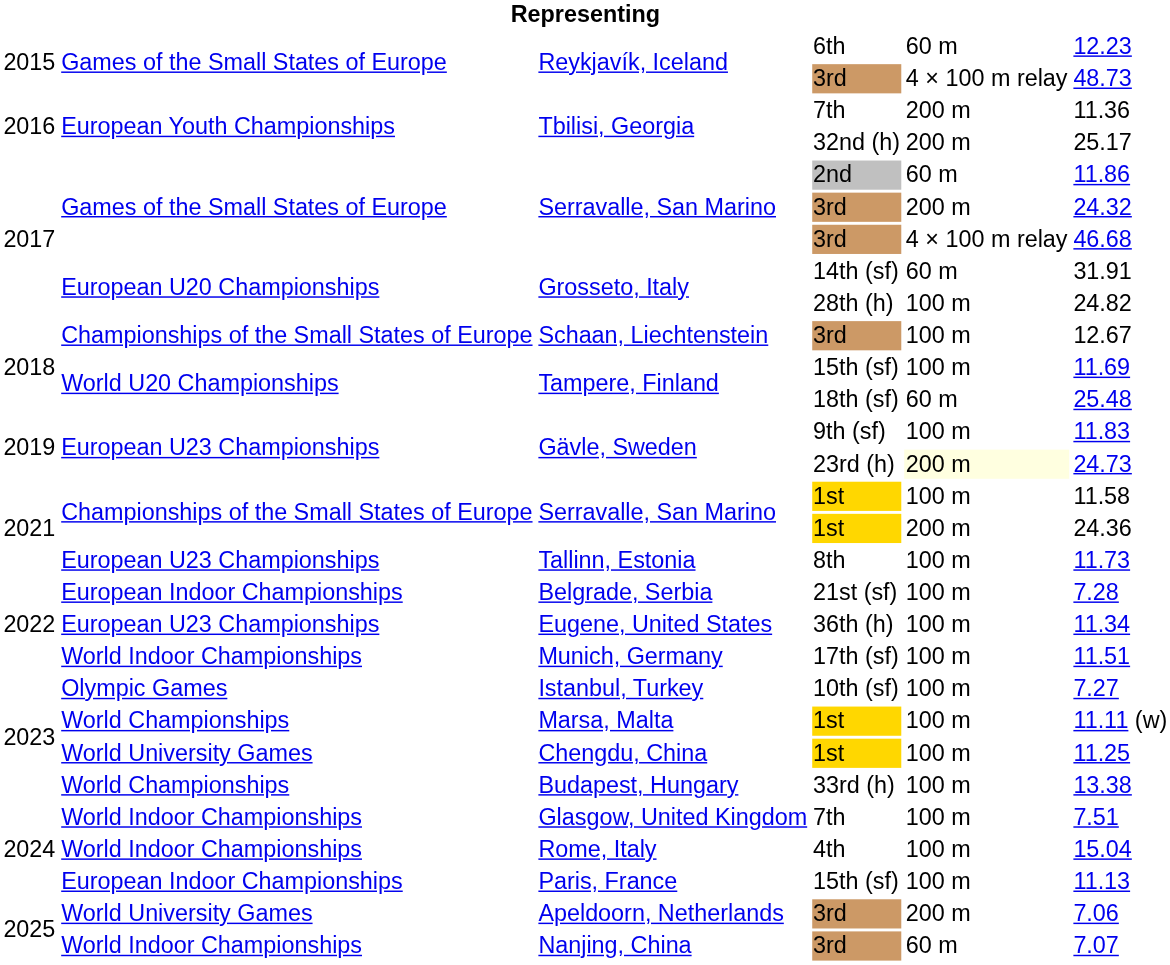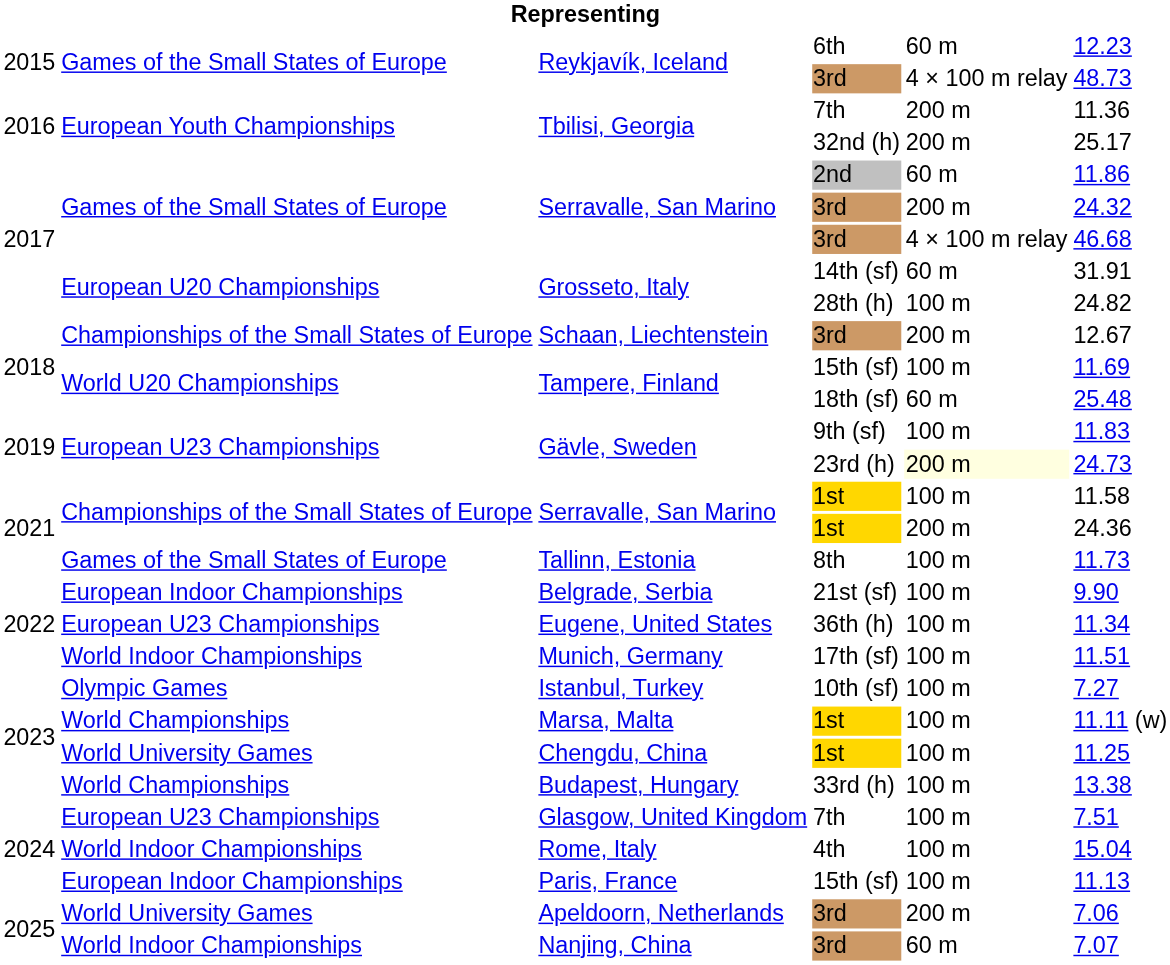(938, 335) 100 m -> (938, 335) 200 m
(220, 560) European U23 Championships -> (254, 560) Games of the Small States of Europe
(1096, 592) 7.28 -> (1096, 592) 9.90
(212, 817) World Indoor Championships -> (220, 817) European U23 Championships
